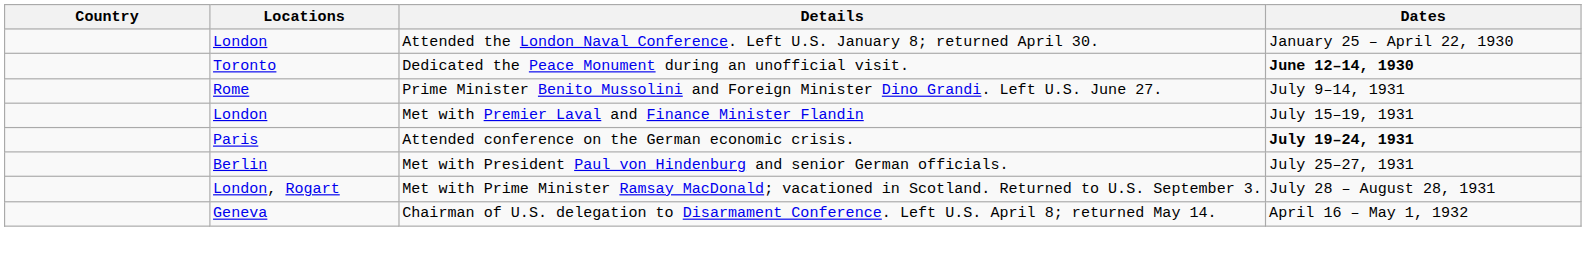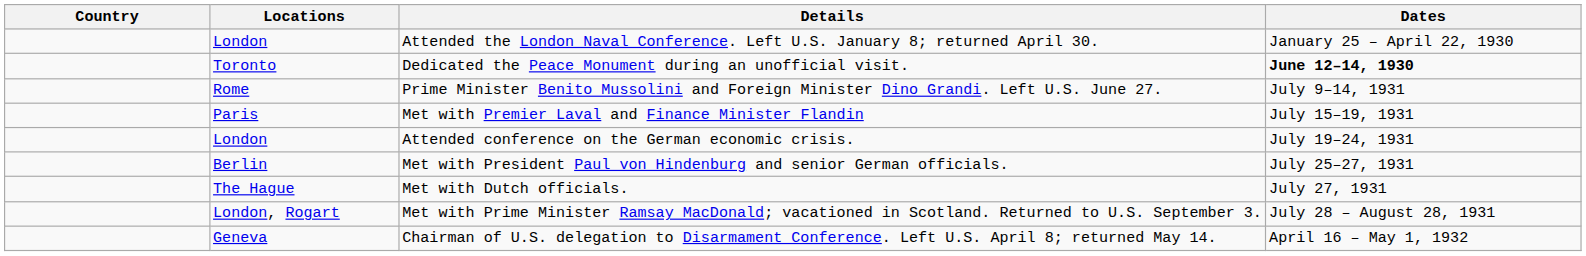(240, 115) London -> (236, 115) Paris
(236, 140) Paris -> (240, 140) London
(1341, 140) bold -> (1341, 140) normal
+ row: (515, 189)
